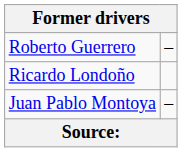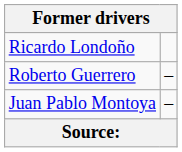rows swapped: (72, 75) <-> (72, 47)
